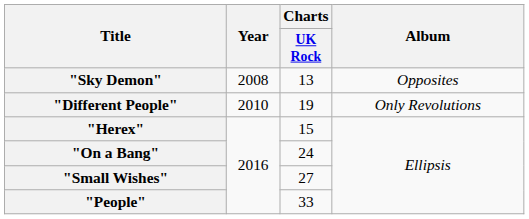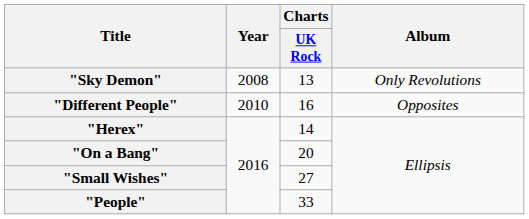(428, 80) Opposites -> (428, 80) Only Revolutions
(306, 104) 19 -> (306, 104) 16
(428, 104) Only Revolutions -> (428, 104) Opposites
(306, 128) 15 -> (306, 128) 14
(306, 153) 24 -> (306, 153) 20
